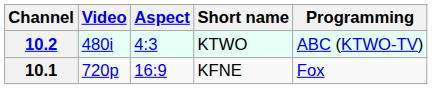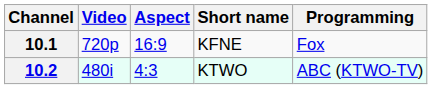rows swapped: (41, 70) <-> (41, 44)
